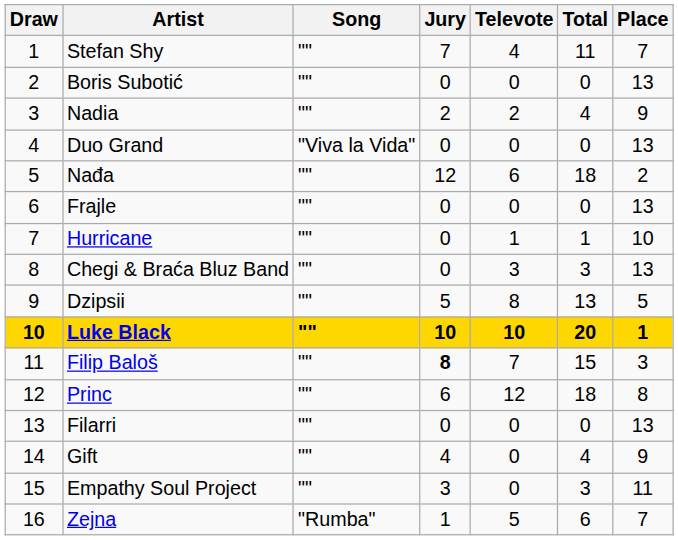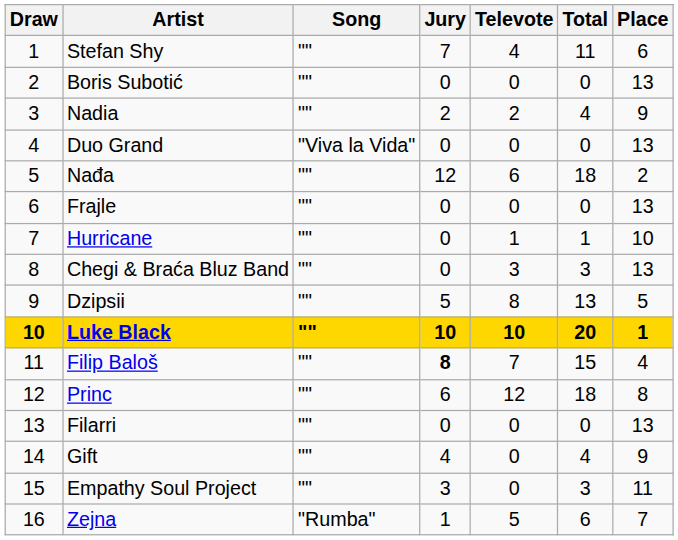(643, 51) 7 -> (643, 51) 6
(643, 363) 3 -> (643, 363) 4
